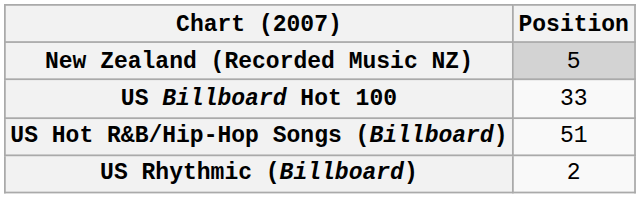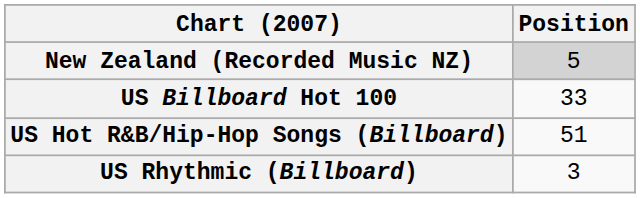(574, 174) 2 -> (574, 174) 3
